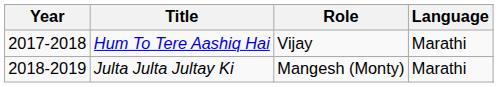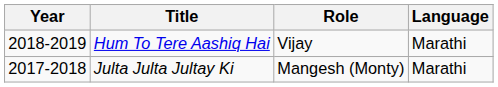(47, 43) 2017-2018 -> (47, 43) 2018-2019
(47, 69) 2018-2019 -> (47, 69) 2017-2018
